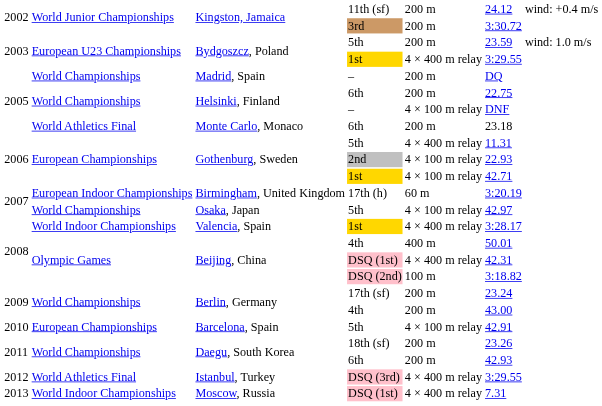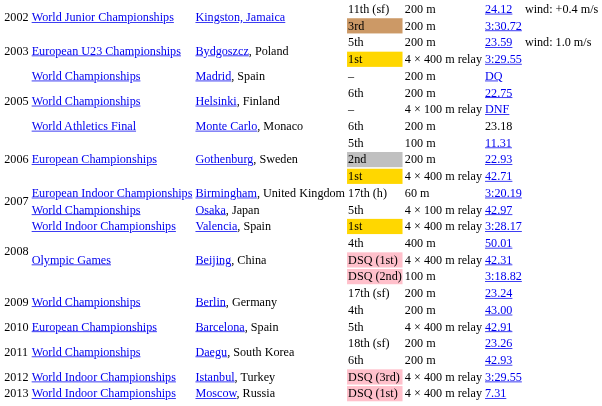(443, 142) 4 × 400 m relay -> (420, 142) 100 m
(443, 159) 4 × 100 m relay -> (420, 159) 200 m
(443, 176) 4 × 100 m relay -> (443, 176) 4 × 400 m relay
(443, 326) 4 × 100 m relay -> (443, 326) 4 × 400 m relay
(84, 377) World Athletics Final -> (104, 377) World Indoor Championships
